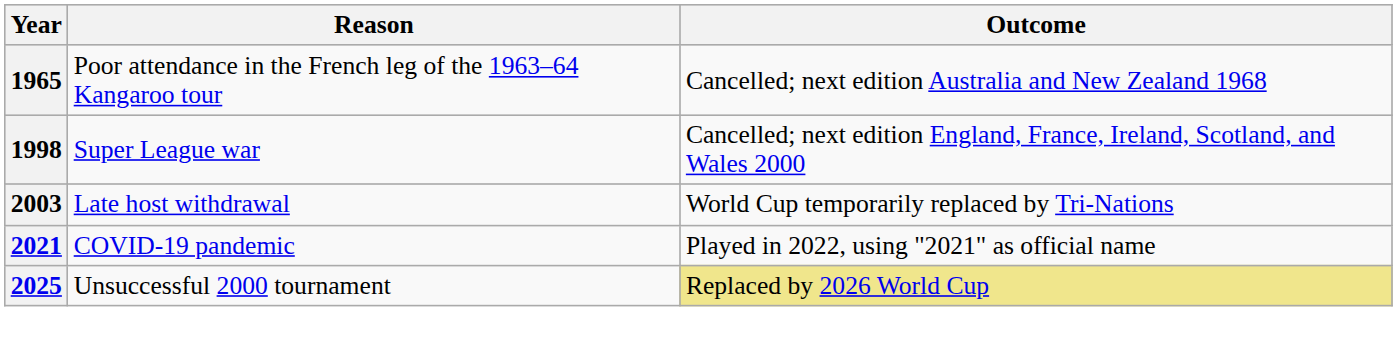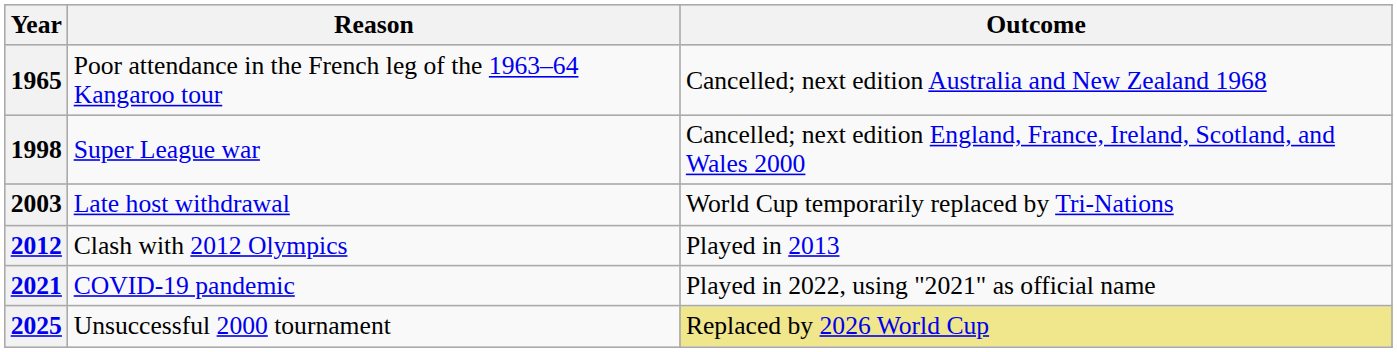+ row: (36, 244)
